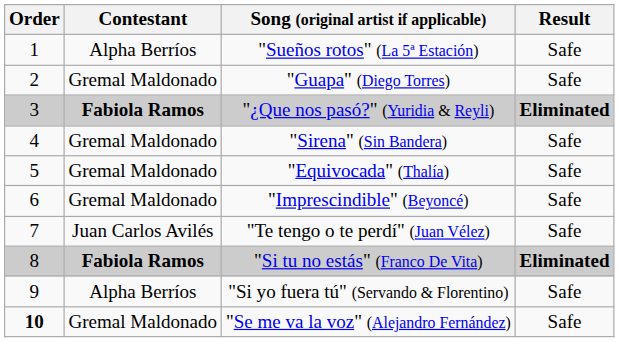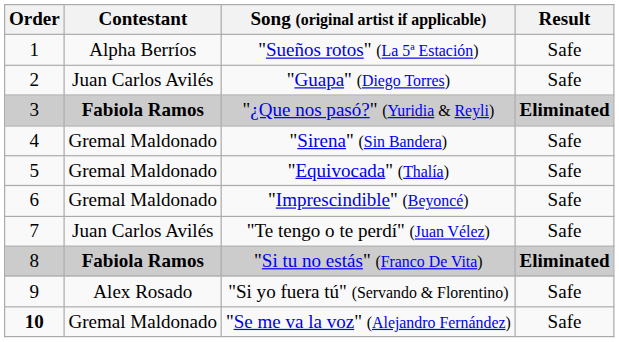(143, 79) Gremal Maldonado -> (143, 79) Juan Carlos Avilés
(143, 291) Alpha Berríos -> (143, 291) Alex Rosado
